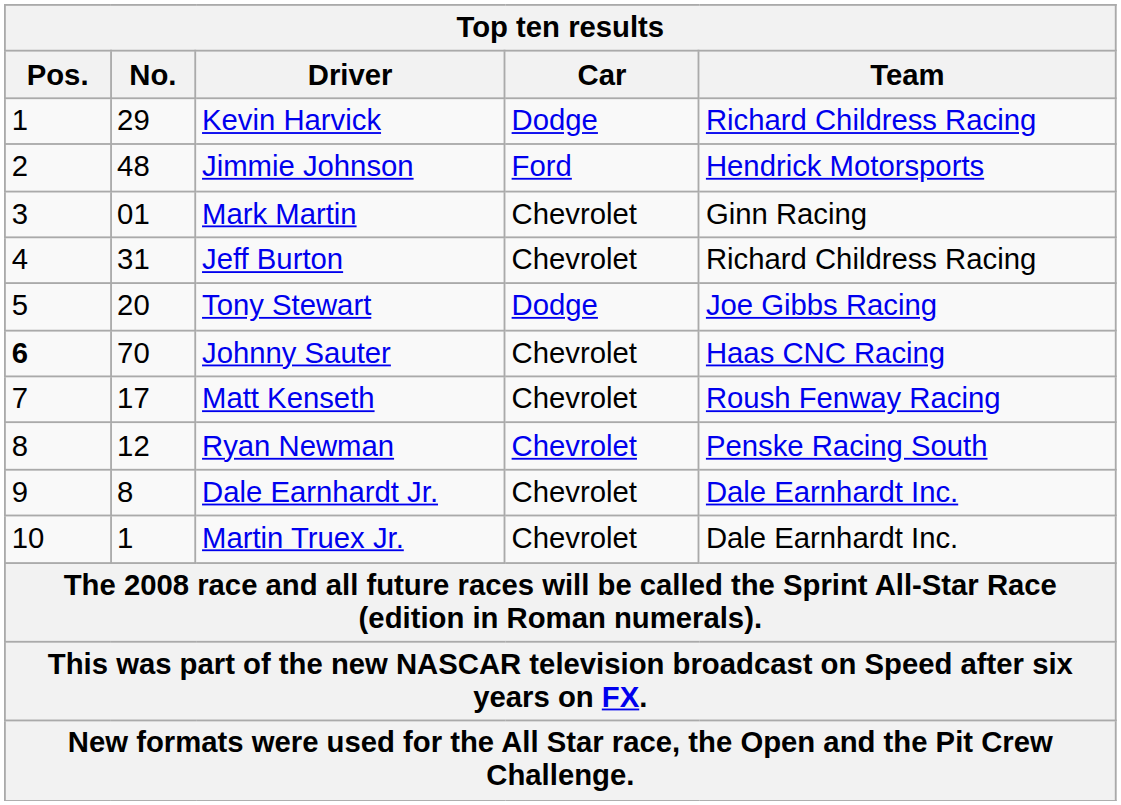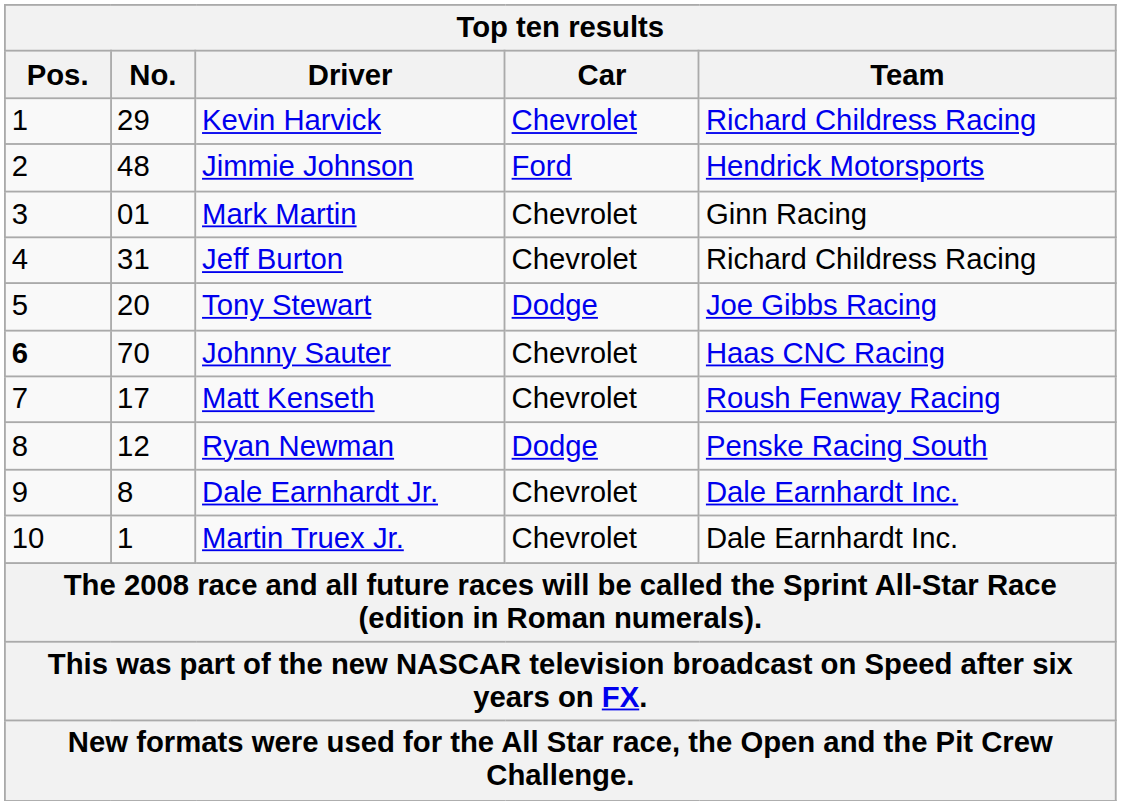(555, 120) Dodge -> (574, 120) Chevrolet
(574, 445) Chevrolet -> (555, 445) Dodge
